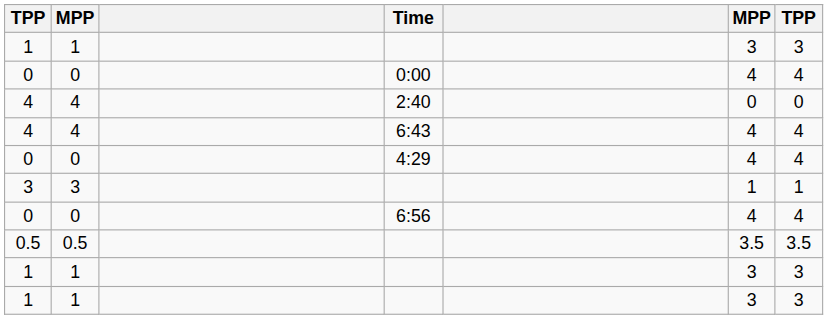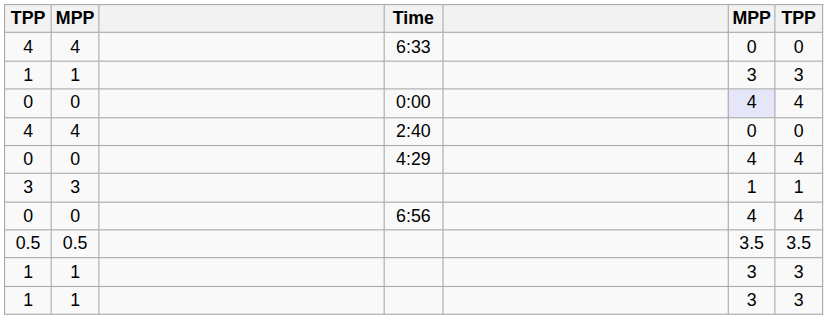+ row: (28, 46)
(752, 74) no background -> (752, 103) lavender background
- row: (28, 131)
